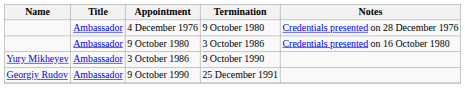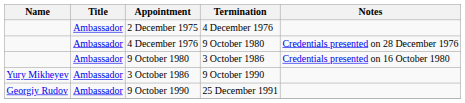+ row: (163, 28)
